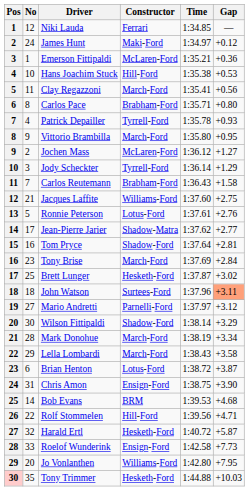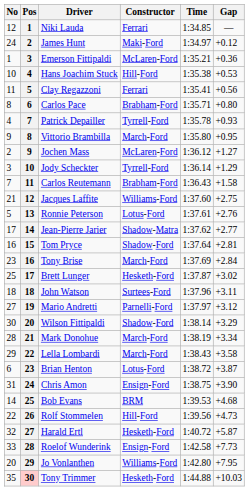columns swapped: (14, 12) <-> (31, 12)
(145, 90) March-Ford -> (135, 90) Ferrari
(226, 292) lightsalmon background -> (226, 292) no background
(226, 416) +4.71 -> (226, 416) +4.73
